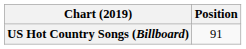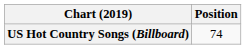(216, 34) 91 -> (216, 34) 74
